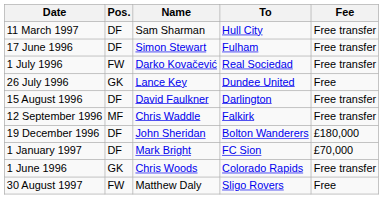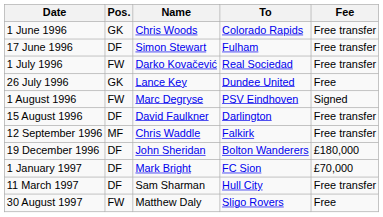rows swapped: (37, 168) <-> (43, 30)
+ row: (42, 99)
